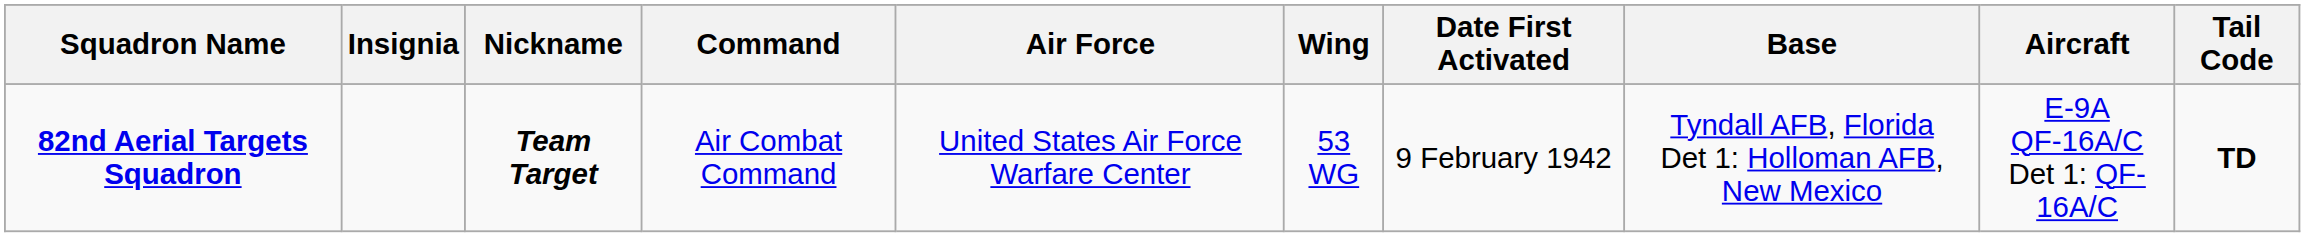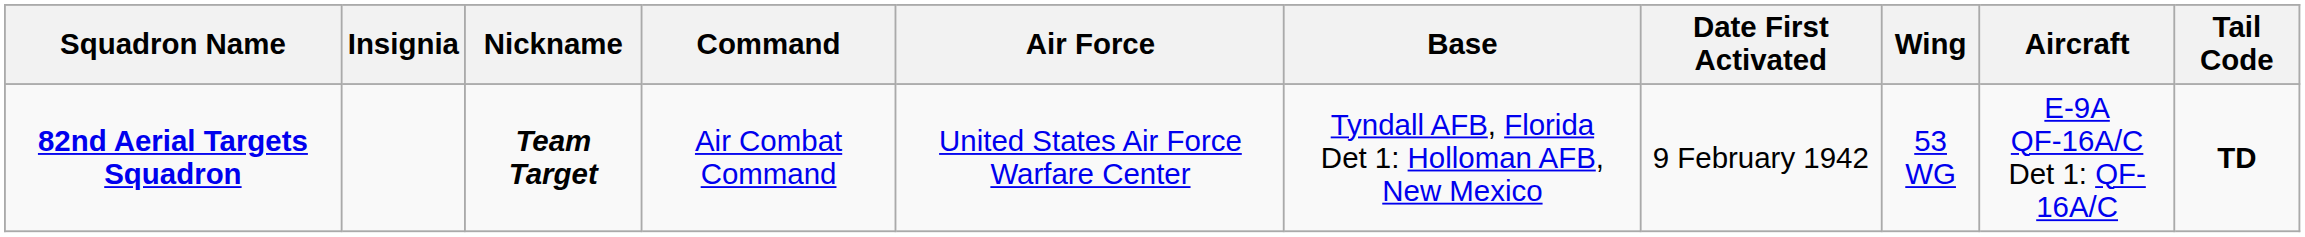columns swapped: (1334, 44) <-> (1802, 44)
